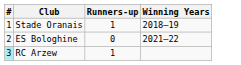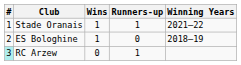+ column: (97, 11)
(161, 25) 2018–19 -> (185, 25) 2021–22
(161, 39) 2021–22 -> (185, 39) 2018–19
